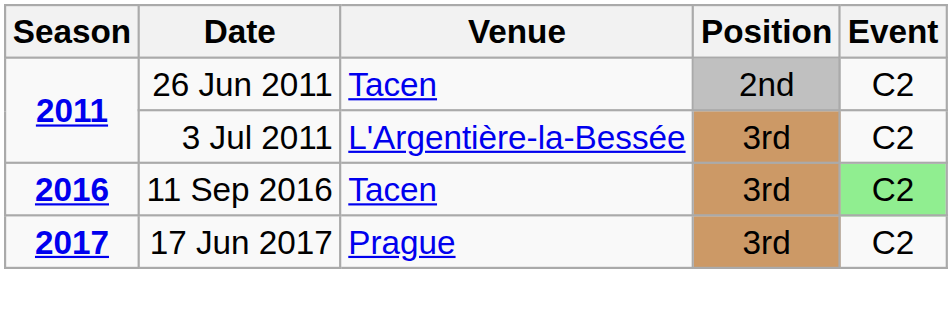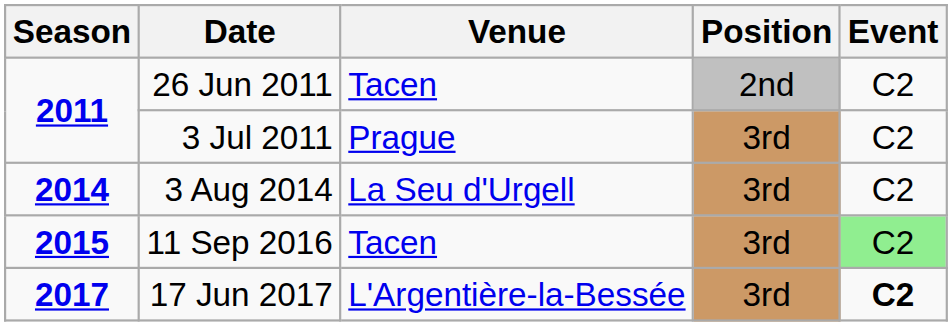(517, 137) L'Argentière-la-Bessée -> (402, 137) Prague
+ row: (249, 190)
(72, 190) 2016 -> (72, 242) 2015
(402, 242) Prague -> (517, 295) L'Argentière-la-Bessée
(893, 242) normal -> (893, 295) bold
